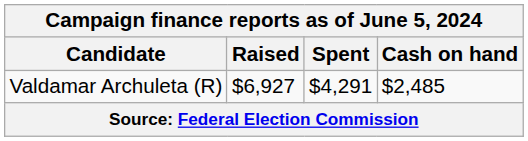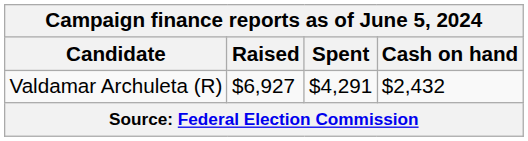(413, 86) $2,485 -> (413, 86) $2,432
